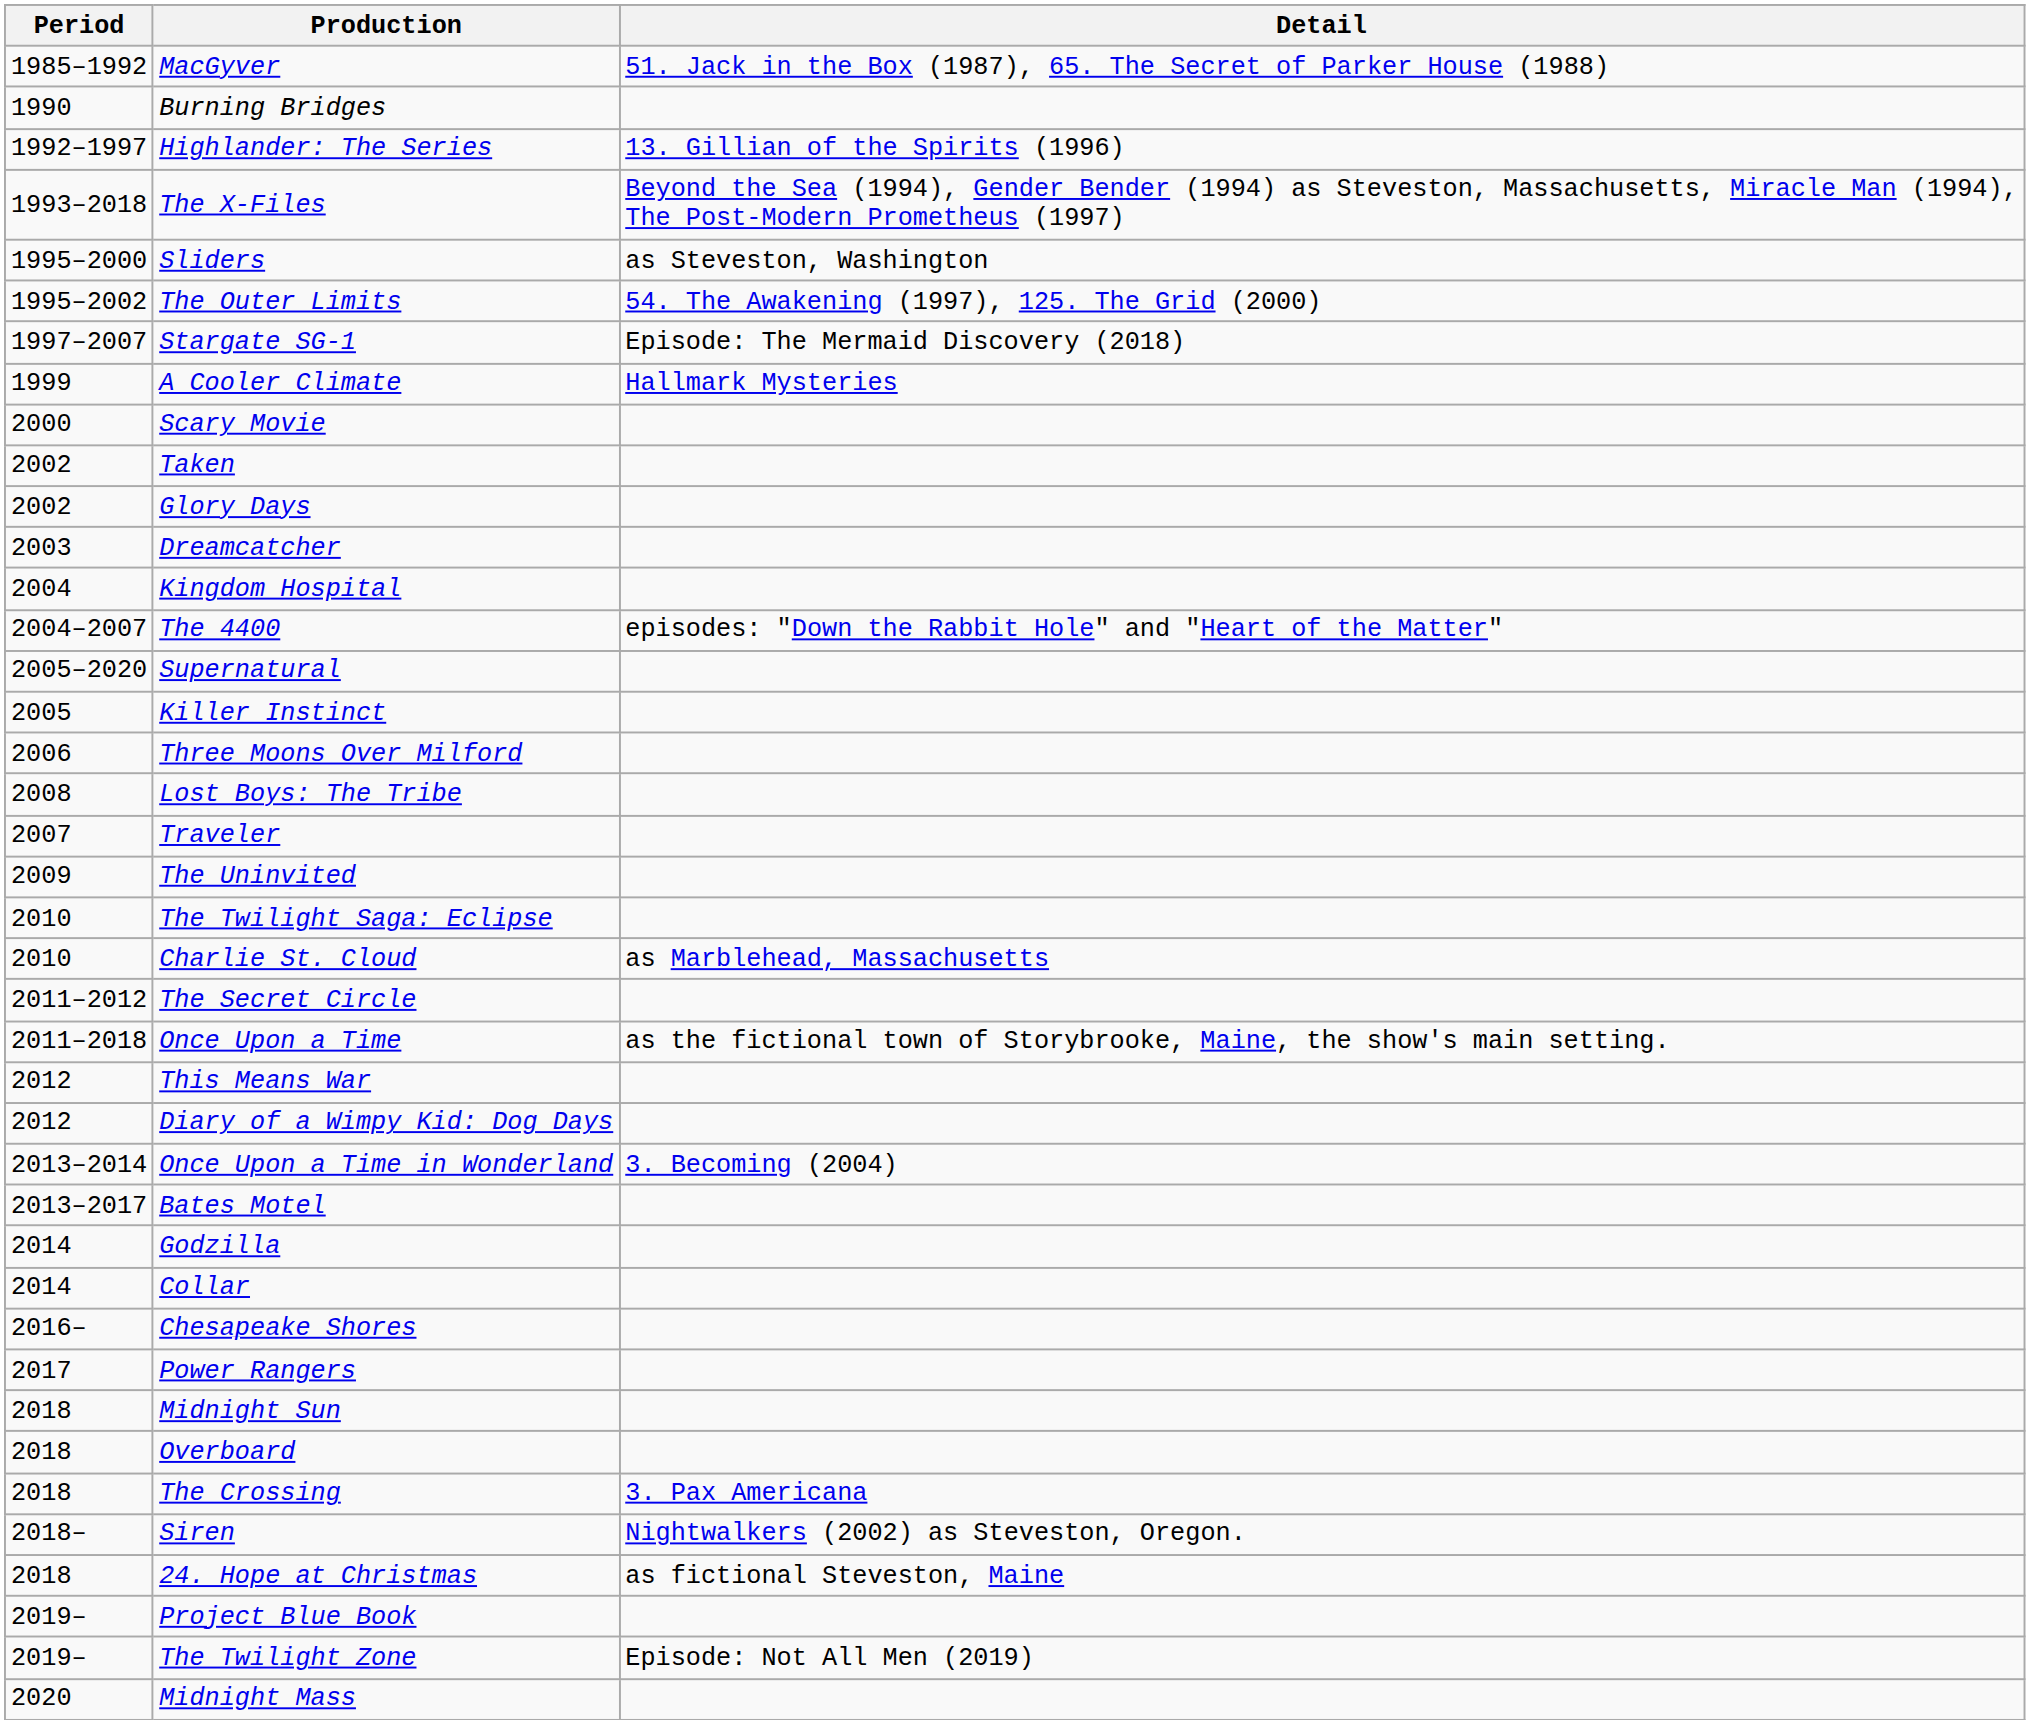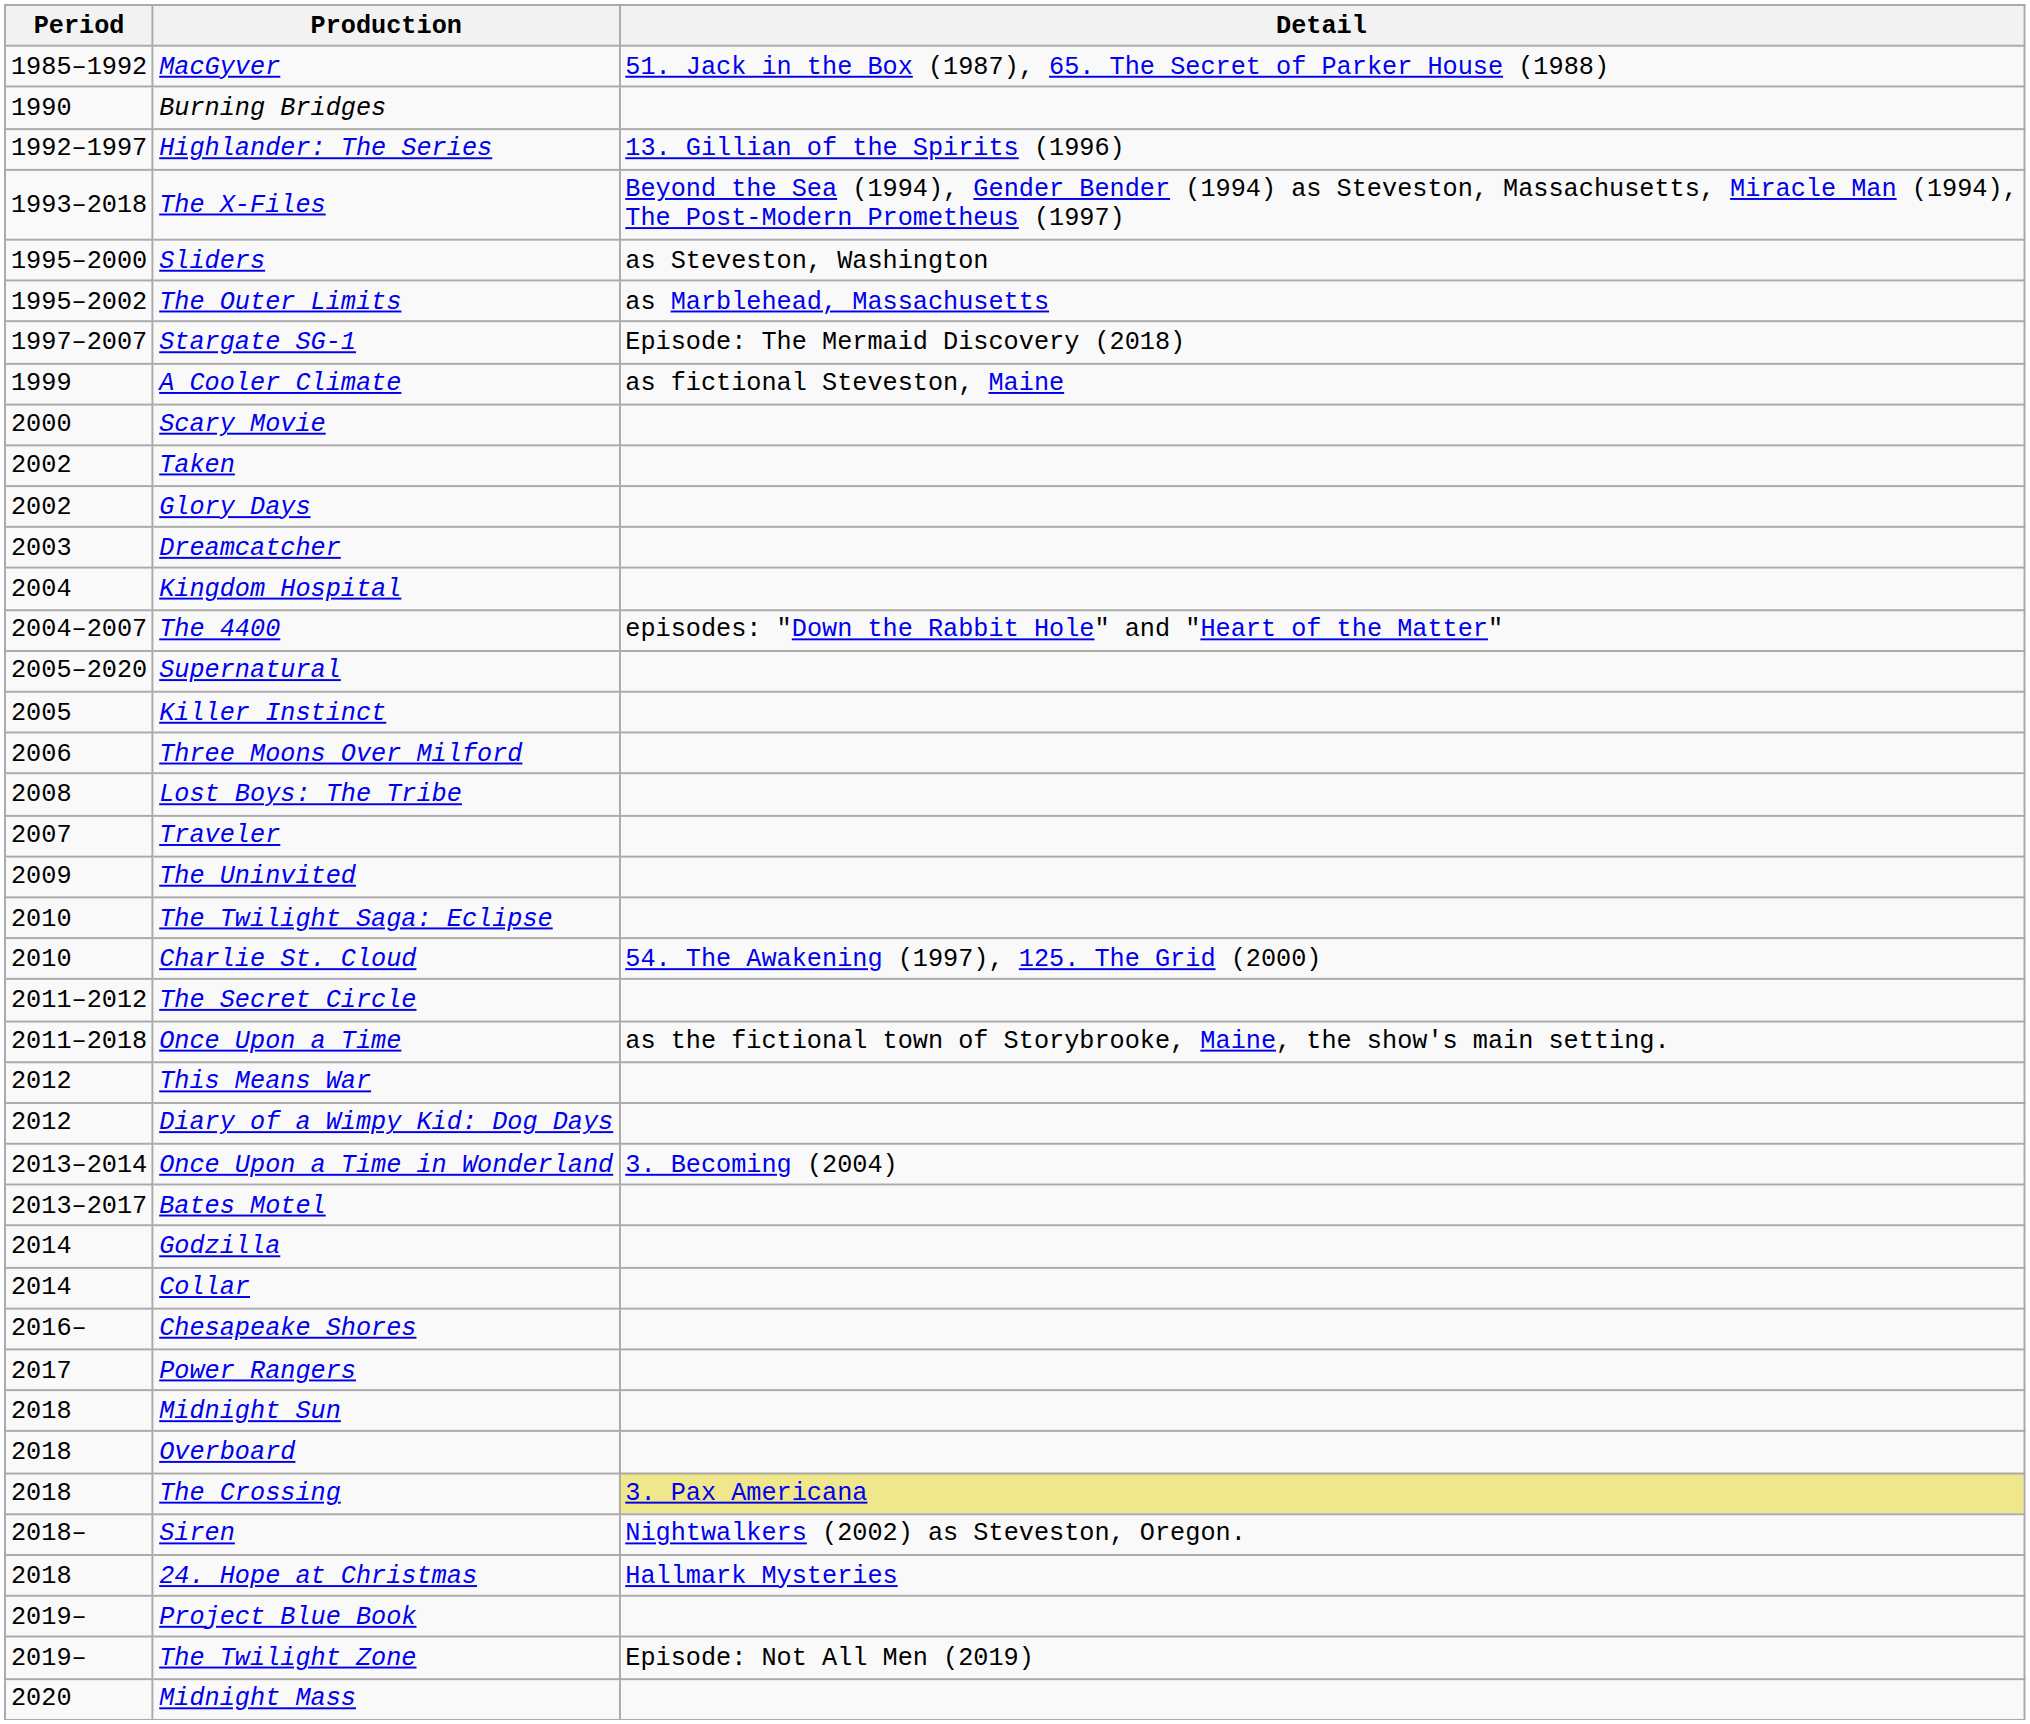(973, 301) 54. The Awakening (1997), 125. The Grid (2000) -> (837, 301) as Marblehead, Massachusetts
(761, 383) Hallmark Mysteries -> (845, 383) as fictional Steveston, Maine
(837, 959) as Marblehead, Massachusetts -> (973, 959) 54. The Awakening (1997), 125. The Grid (2000)
(746, 1493) no background -> (746, 1493) khaki background
(845, 1575) as fictional Steveston, Maine -> (761, 1575) Hallmark Mysteries
